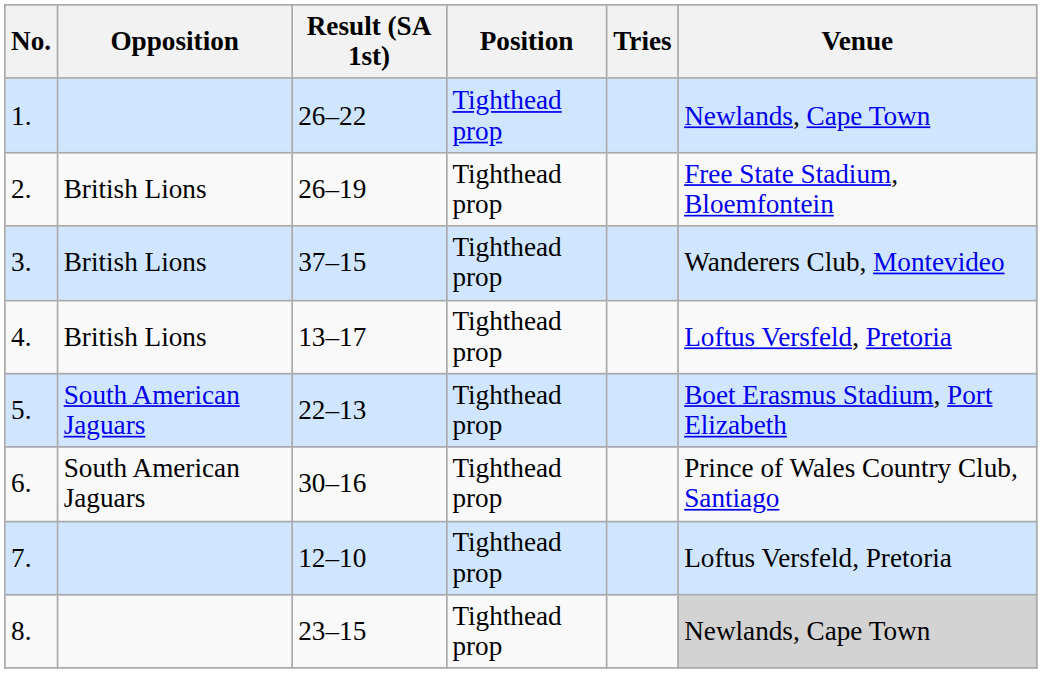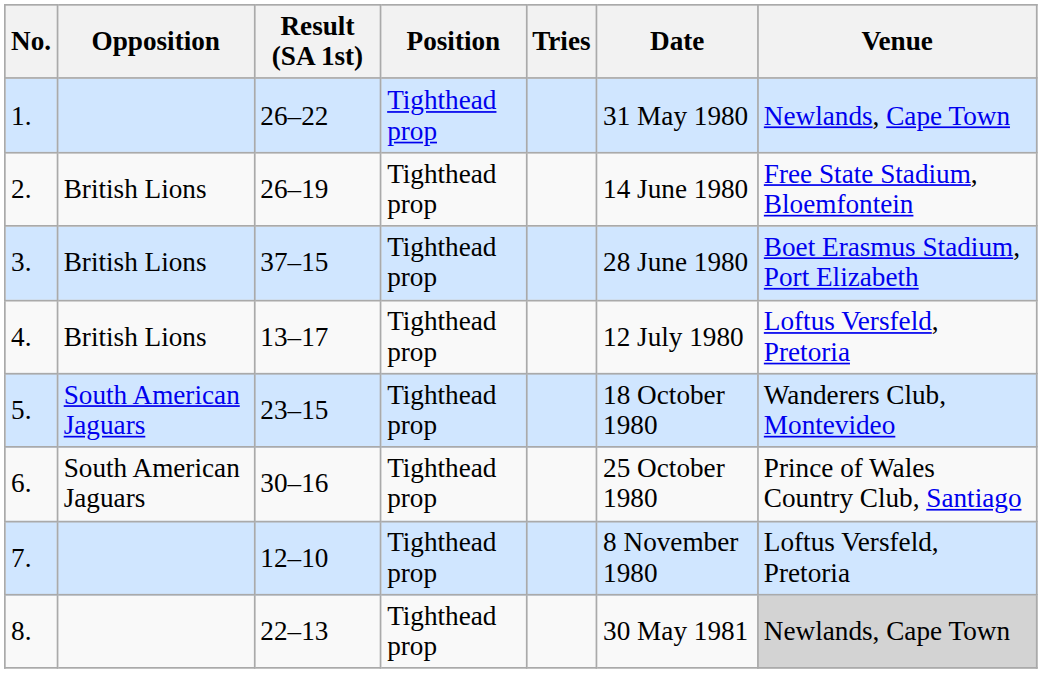+ column: (677, 41)
(844, 262) Wanderers Club, Montevideo -> (892, 262) Boet Erasmus Stadium, Port Elizabeth
(332, 410) 22–13 -> (294, 410) 23–15
(838, 410) Boet Erasmus Stadium, Port Elizabeth -> (855, 410) Wanderers Club, Montevideo
(332, 631) 23–15 -> (294, 631) 22–13
